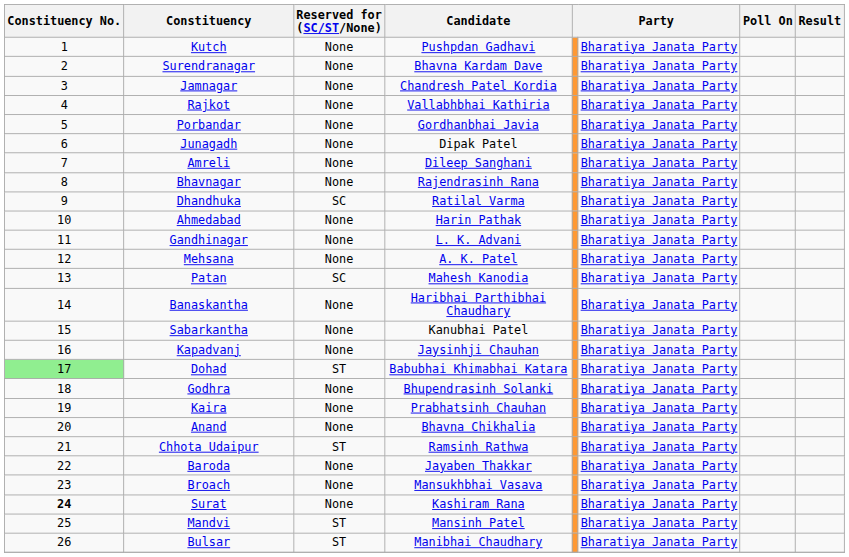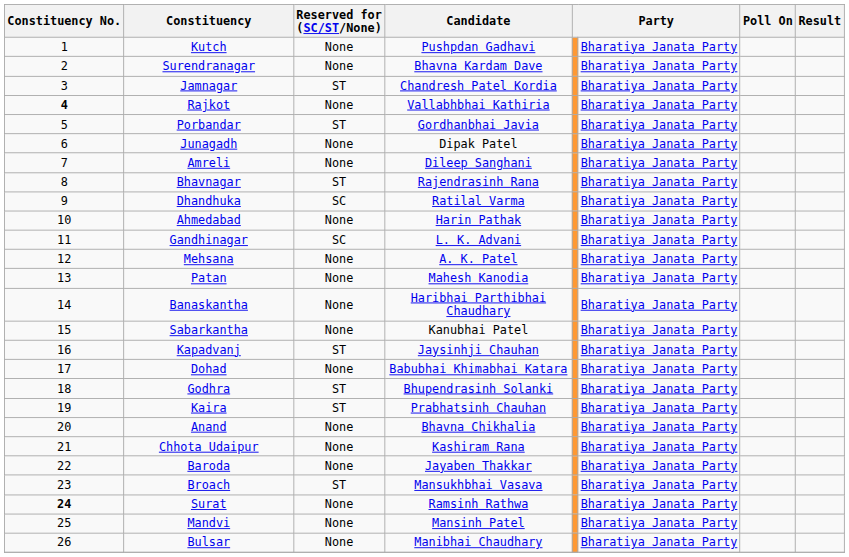(339, 86) None -> (339, 86) ST
(64, 105) normal -> (64, 105) bold
(339, 124) None -> (339, 124) ST
(339, 182) None -> (339, 182) ST
(339, 240) None -> (339, 240) SC
(339, 278) SC -> (339, 278) None
(339, 350) None -> (339, 350) ST
(64, 369) lightgreen background -> (64, 369) no background
(339, 369) ST -> (339, 369) None
(339, 388) None -> (339, 388) ST
(339, 408) None -> (339, 408) ST
(339, 446) ST -> (339, 446) None
(478, 446) Ramsinh Rathwa -> (478, 446) Kashiram Rana
(339, 485) None -> (339, 485) ST
(478, 504) Kashiram Rana -> (478, 504) Ramsinh Rathwa
(339, 523) ST -> (339, 523) None
(339, 543) ST -> (339, 543) None
